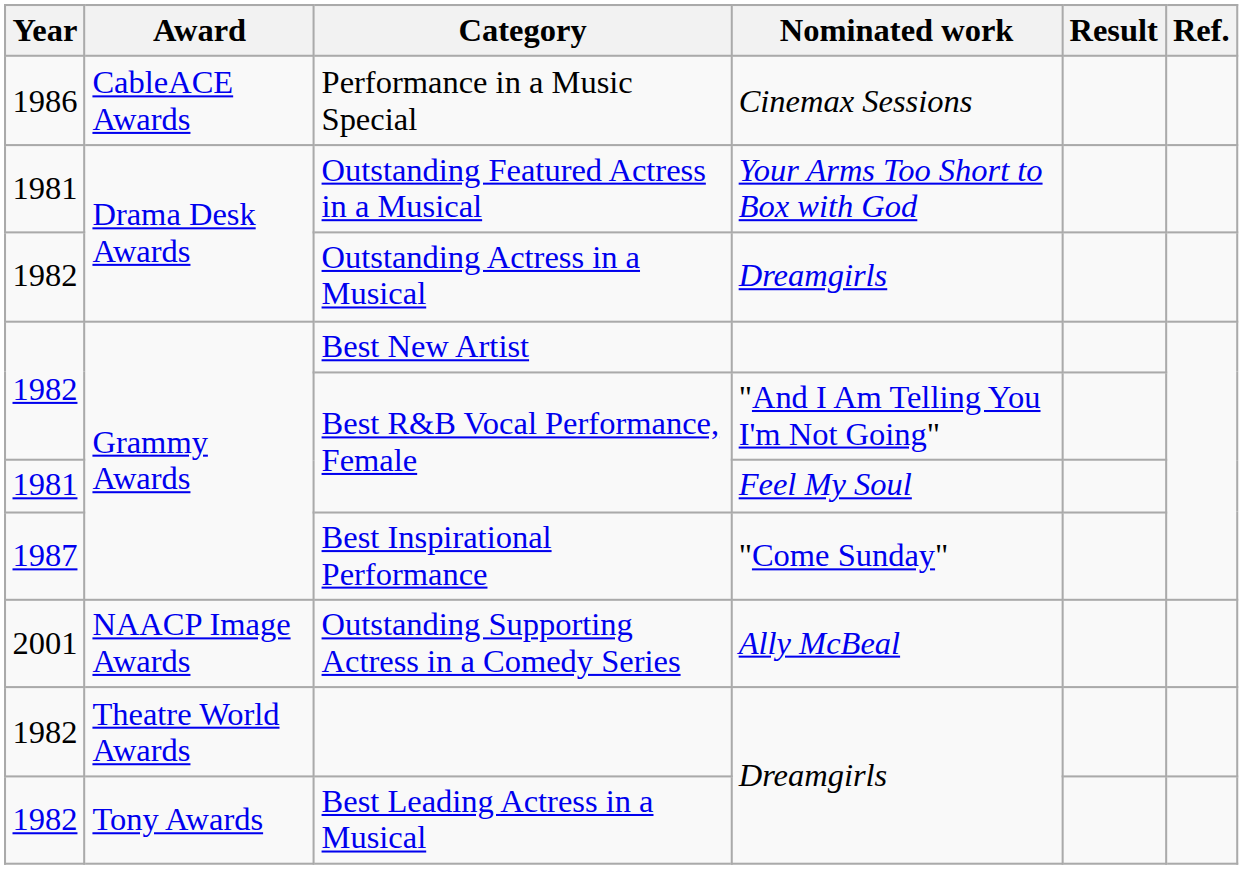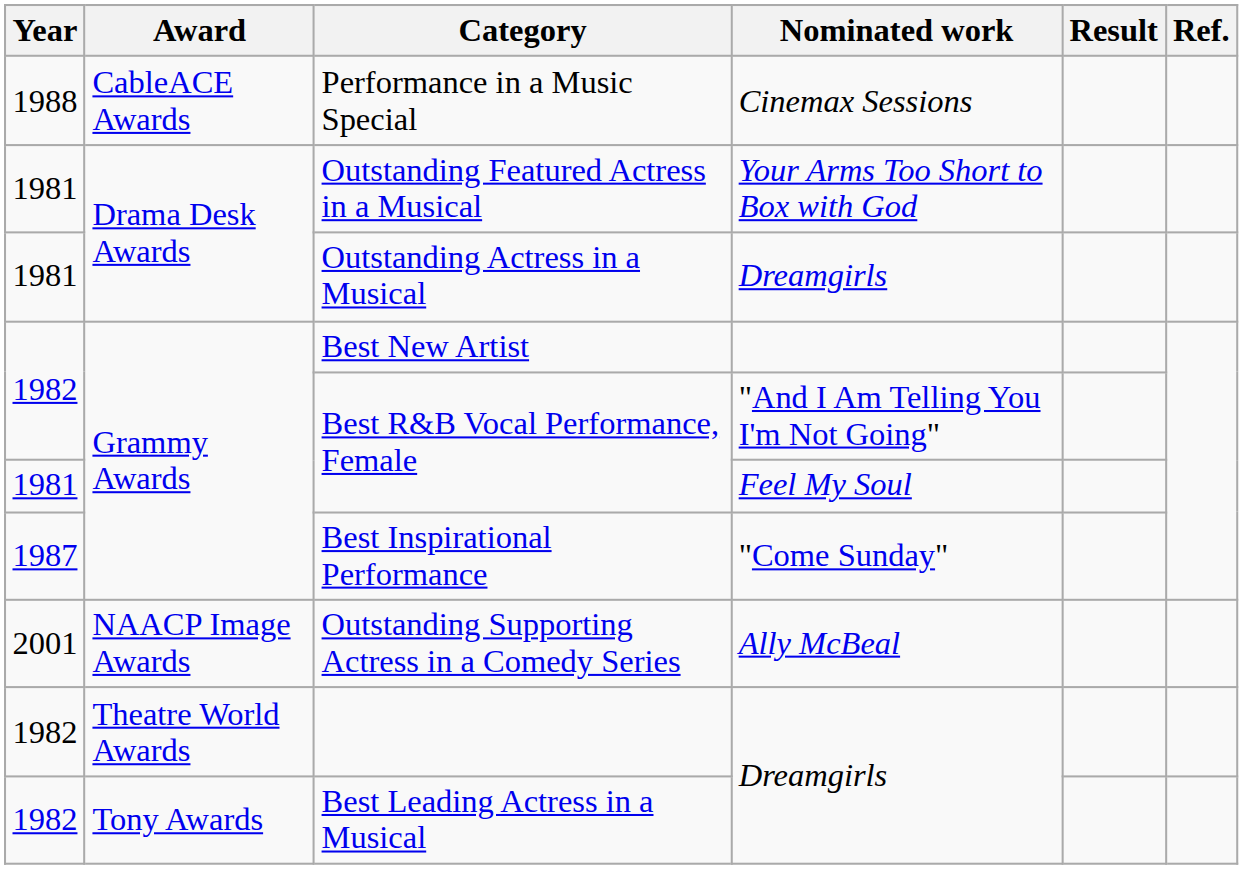(45, 100) 1986 -> (45, 100) 1988
(45, 276) 1982 -> (45, 276) 1981
